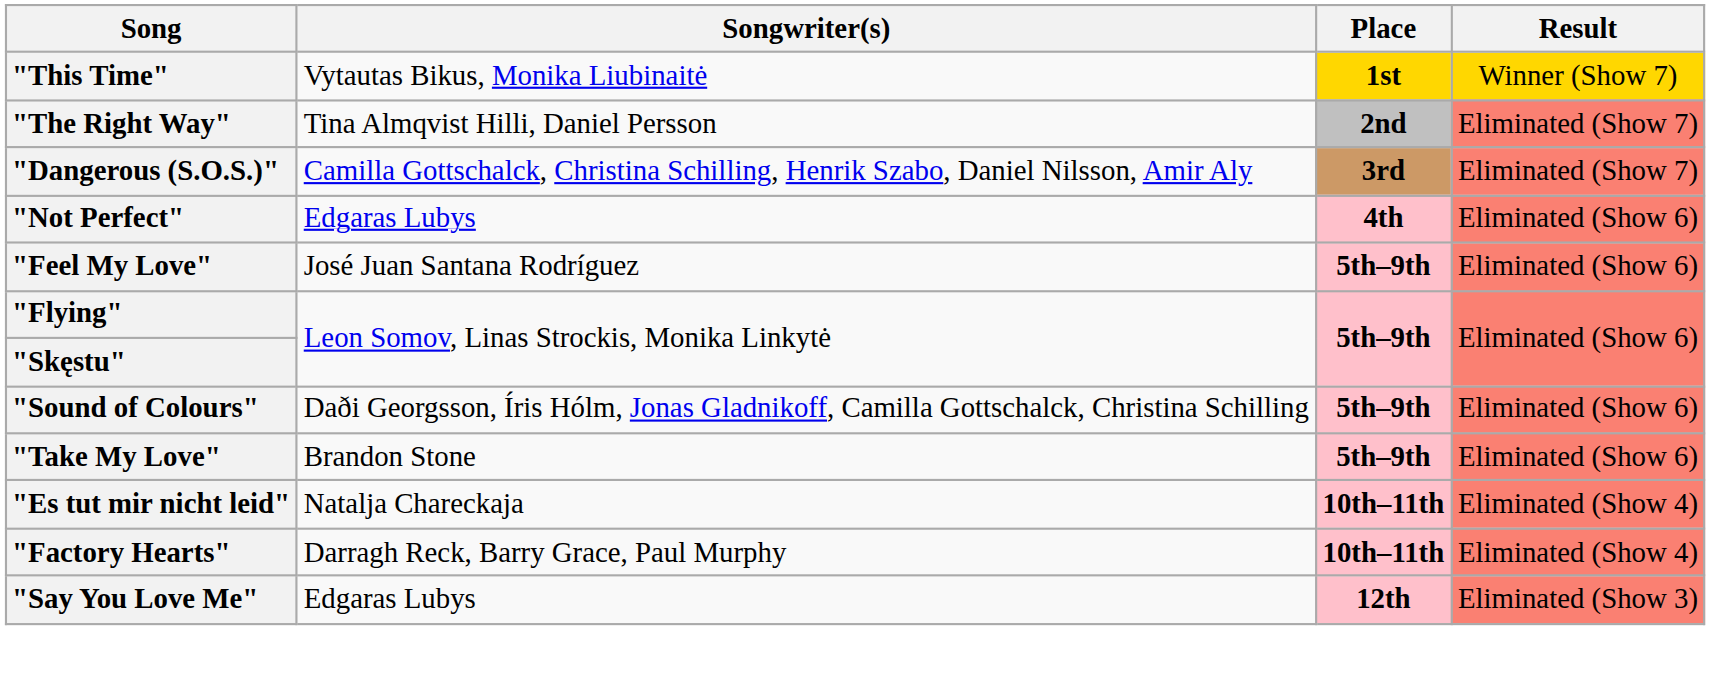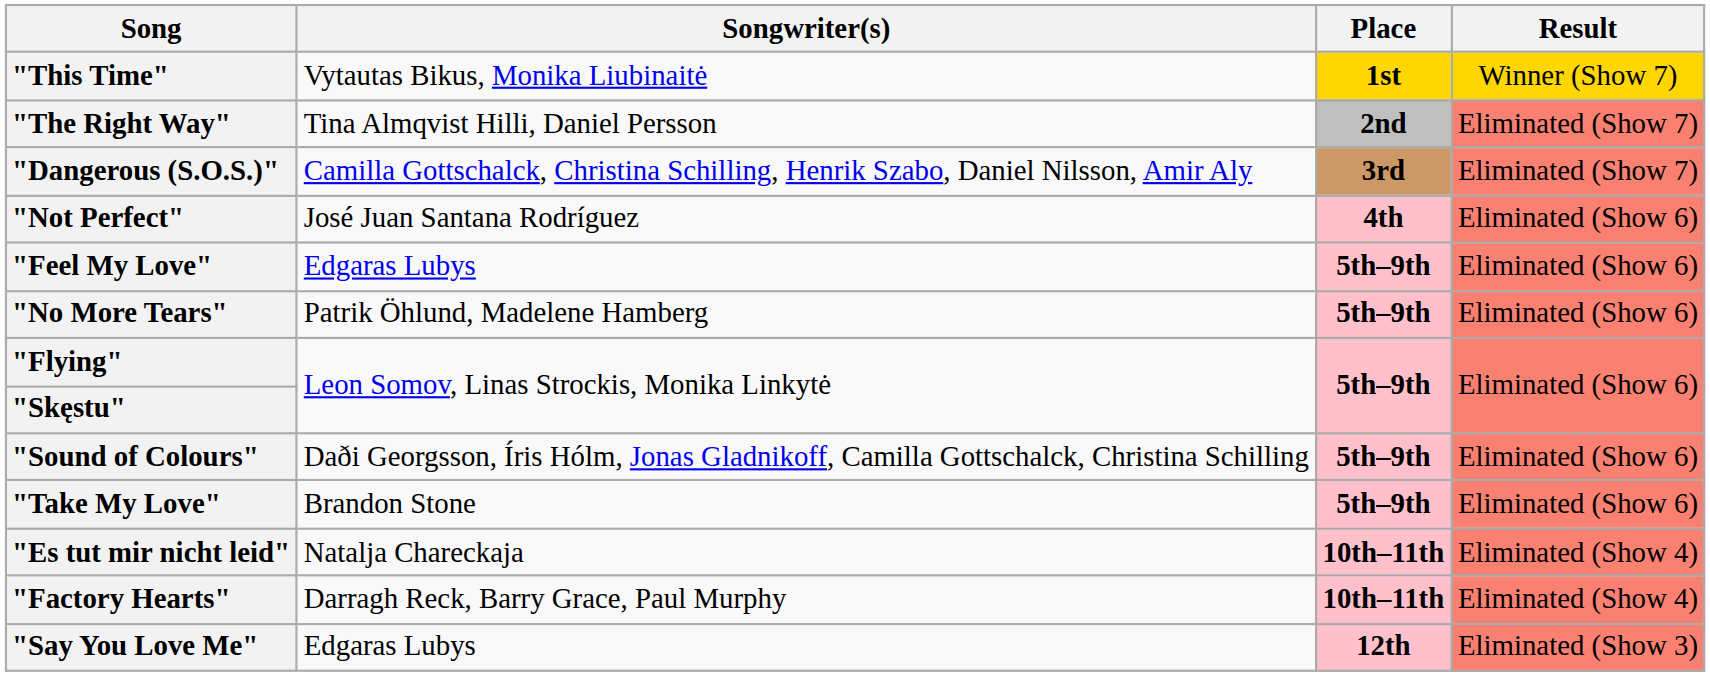(390, 218) Edgaras Lubys -> (471, 218) José Juan Santana Rodríguez
(471, 265) José Juan Santana Rodríguez -> (390, 265) Edgaras Lubys
+ row: (120, 313)
